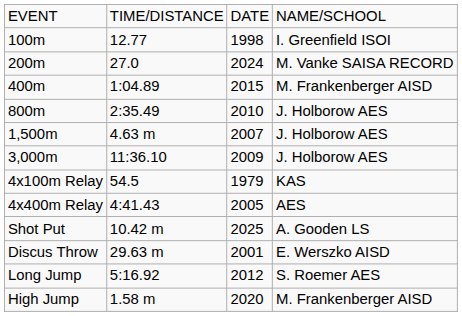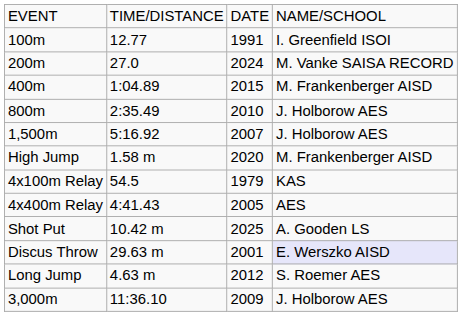(247, 39) 1998 -> (247, 39) 1991
(133, 134) 4.63 m -> (135, 134) 5:16.92
rows swapped: (33, 157) <-> (43, 299)
(333, 252) no background -> (333, 252) lavender background
(135, 275) 5:16.92 -> (133, 275) 4.63 m
